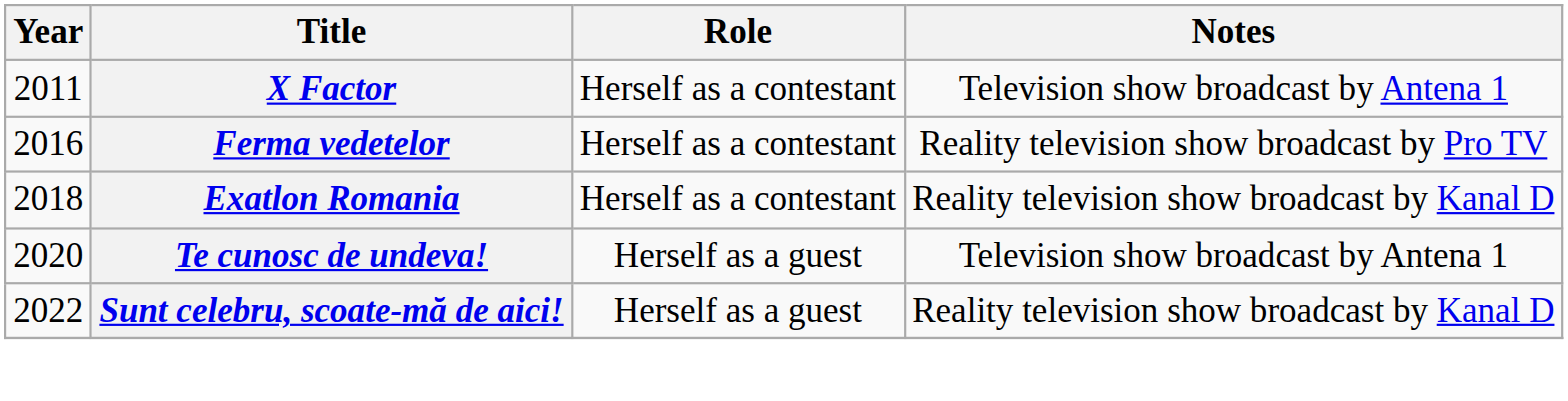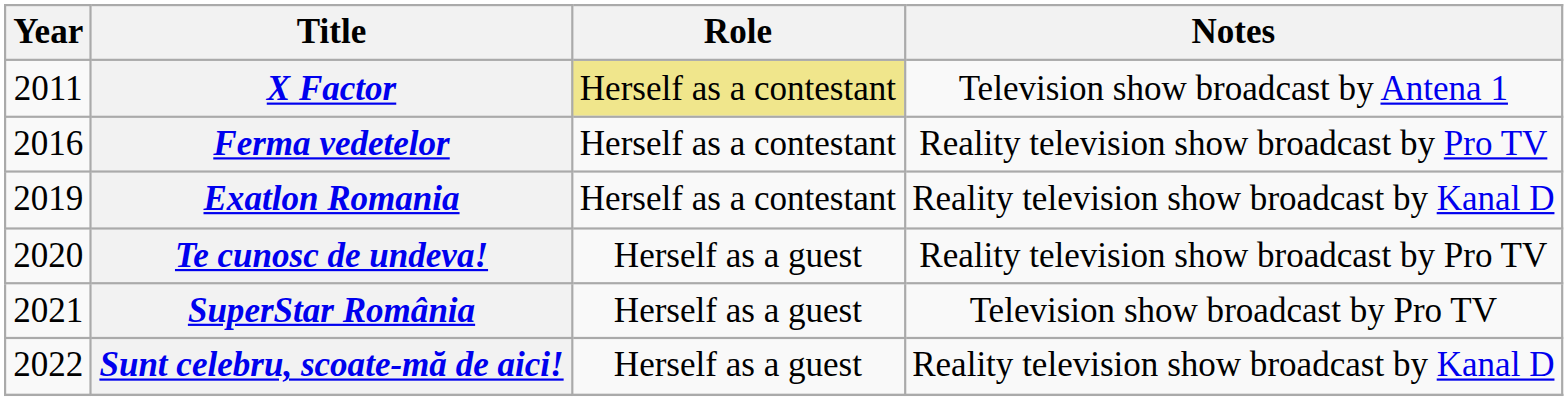(738, 87) no background -> (738, 87) khaki background
(48, 198) 2018 -> (48, 198) 2019
(1233, 254) Television show broadcast by Antena 1 -> (1233, 254) Reality television show broadcast by Pro TV
+ row: (332, 310)
